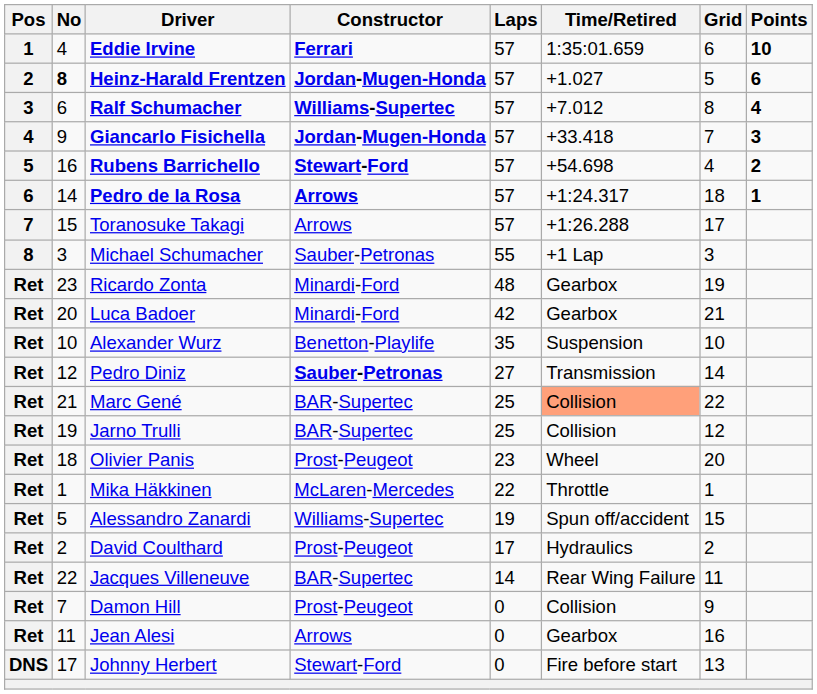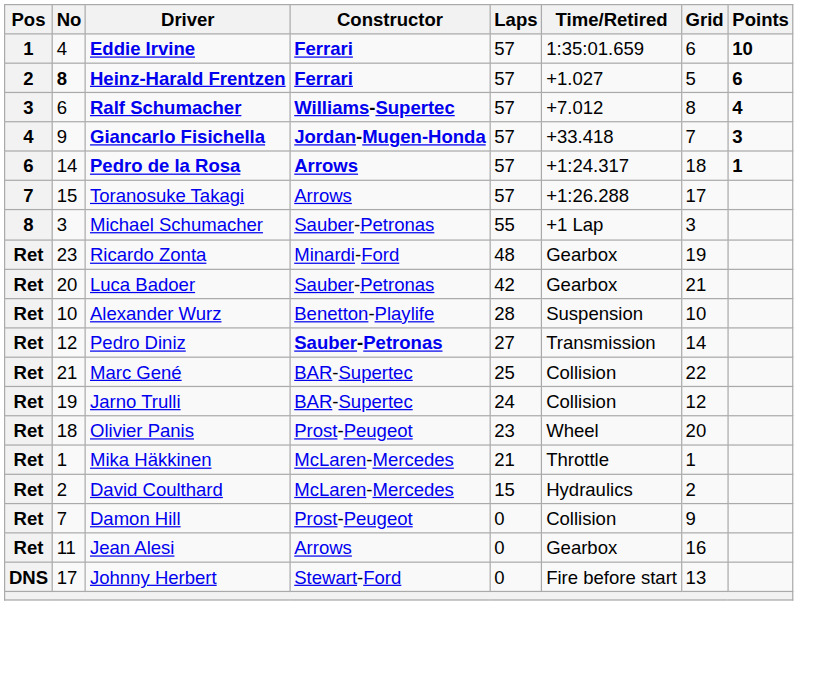(390, 78) Jordan-Mugen-Honda -> (324, 78) Ferrari
- row: (175, 166)
(347, 313) Minardi-Ford -> (364, 284) Sauber-Petronas
(505, 342) 35 -> (505, 313) 28
(581, 401) lightsalmon background -> (581, 372) no background
(505, 430) 25 -> (505, 401) 24
(505, 489) 22 -> (505, 460) 21
- row: (170, 519)
(353, 548) Prost-Peugeot -> (374, 489) McLaren-Mercedes
(505, 548) 17 -> (505, 489) 15
- row: (170, 577)
